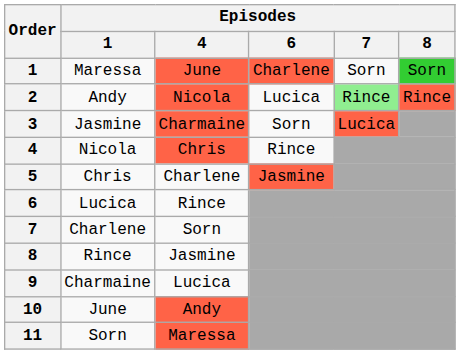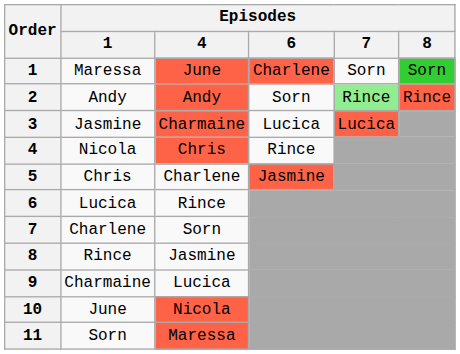(202, 97) Nicola -> (202, 97) Andy
(291, 97) Lucica -> (291, 97) Sorn
(291, 124) Sorn -> (291, 124) Lucica
(202, 309) Andy -> (202, 309) Nicola
